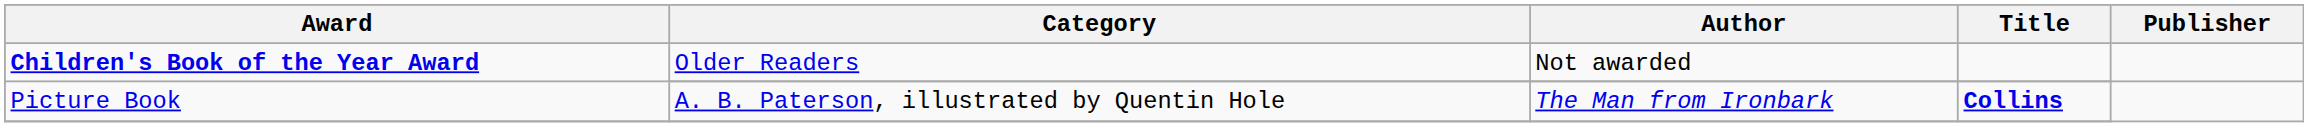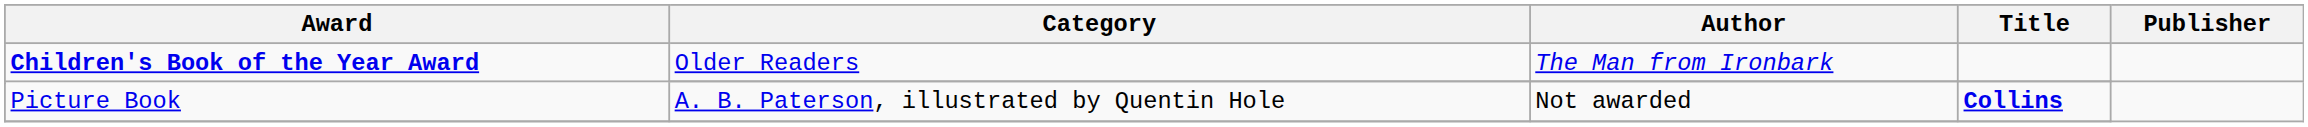(1613, 63) Not awarded -> (1684, 63) The Man from Ironbark
(1684, 101) The Man from Ironbark -> (1613, 101) Not awarded
